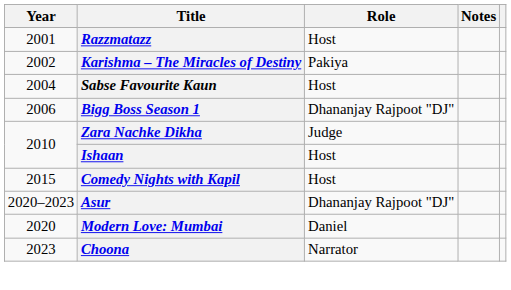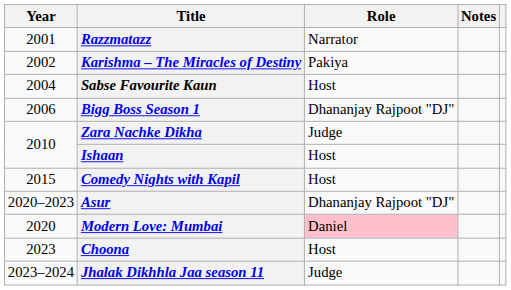(322, 39) Host -> (333, 39) Narrator
(328, 226) no background -> (328, 226) pink background
(333, 249) Narrator -> (322, 249) Host
+ row: (172, 272)
